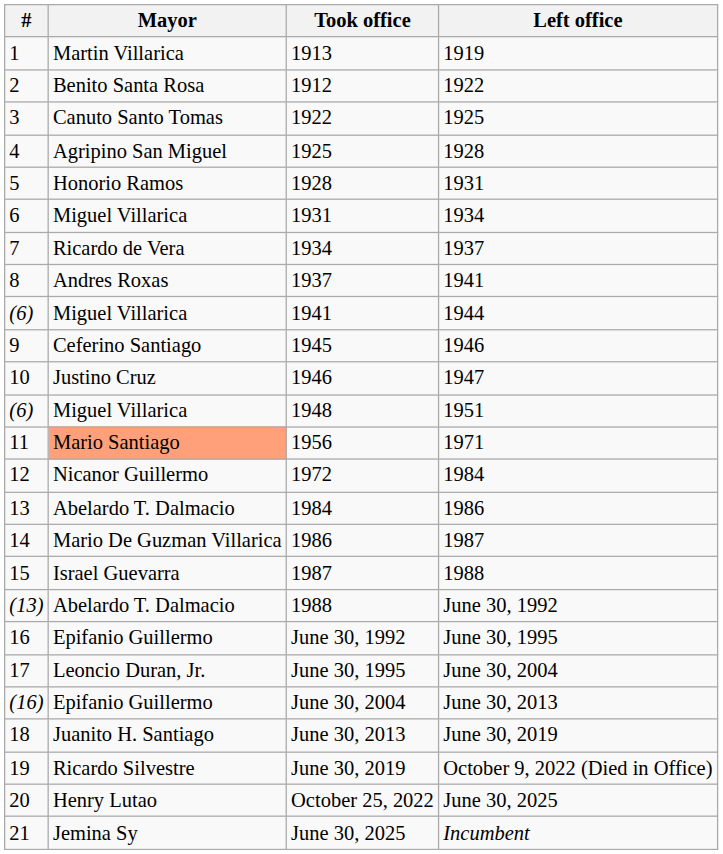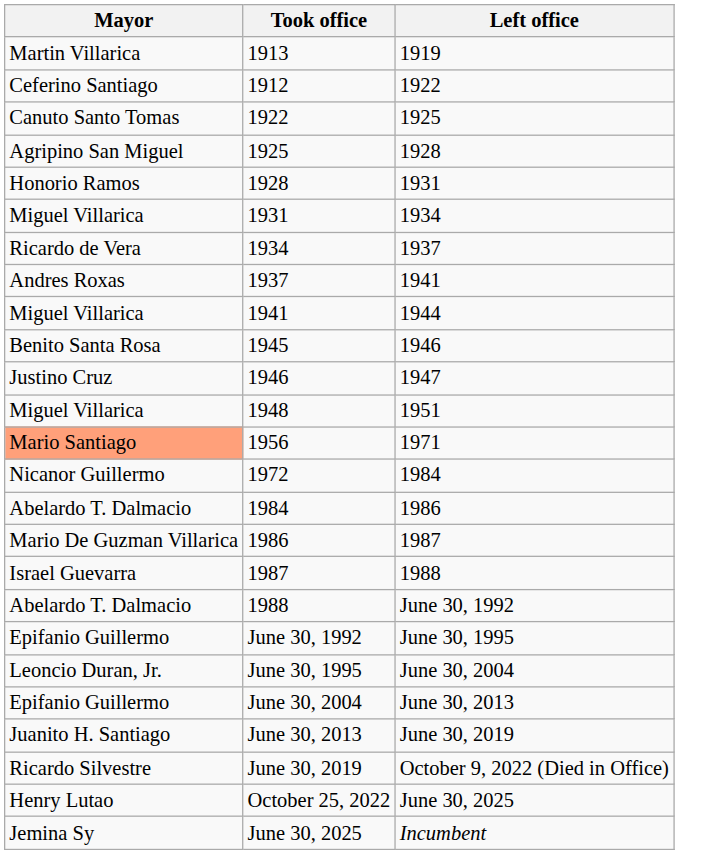- column: (26, 20)
(129, 85) Benito Santa Rosa -> (84, 85) Ceferino Santiago
(127, 345) Ceferino Santiago -> (85, 345) Benito Santa Rosa
